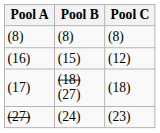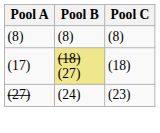- row: (19, 58)
(69, 87) no background -> (69, 66) khaki background
